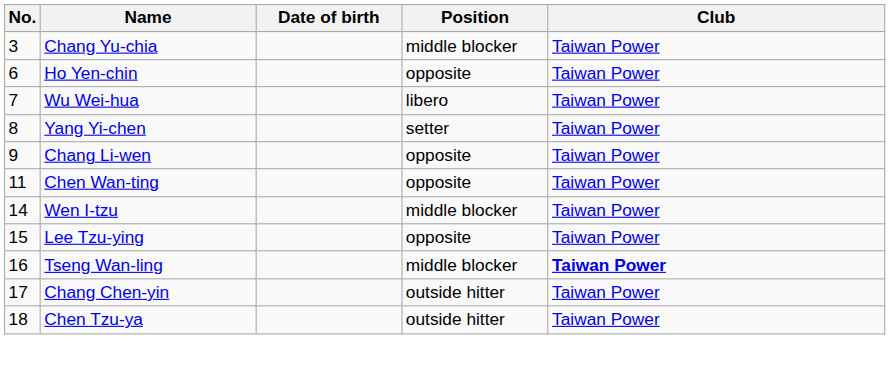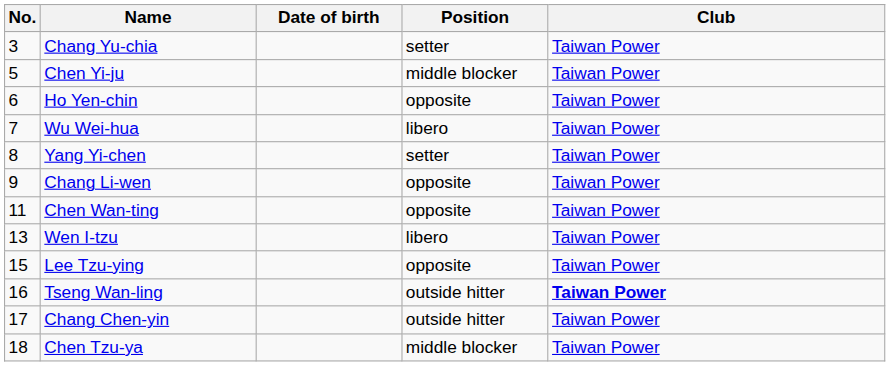(462, 45) middle blocker -> (427, 45) setter
+ row: (84, 73)
(18, 210) 14 -> (18, 237) 13
(462, 210) middle blocker -> (427, 237) libero
(462, 264) middle blocker -> (455, 292) outside hitter
(455, 319) outside hitter -> (462, 347) middle blocker
